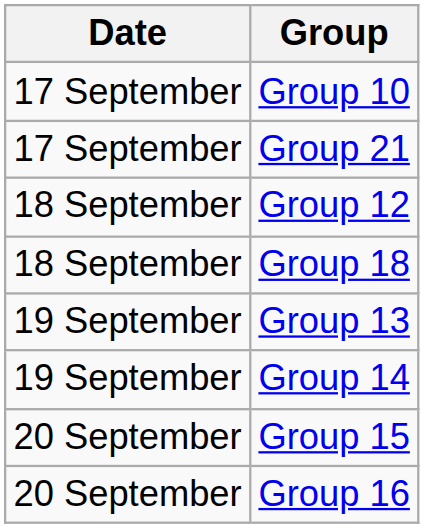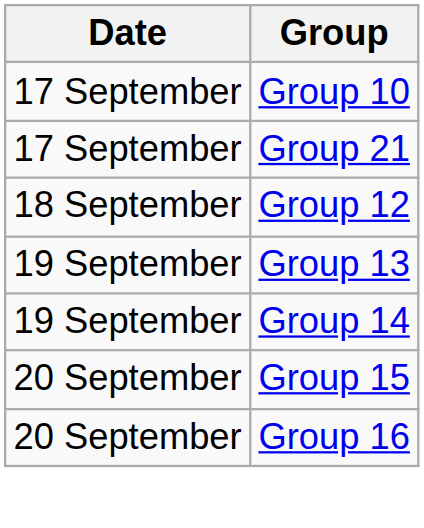- row: (334, 263)
